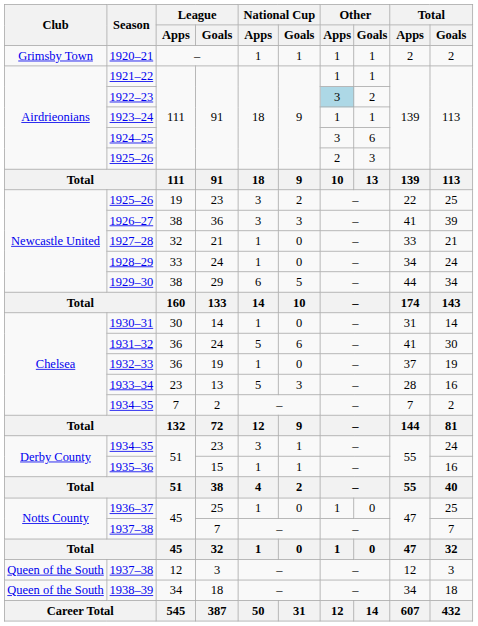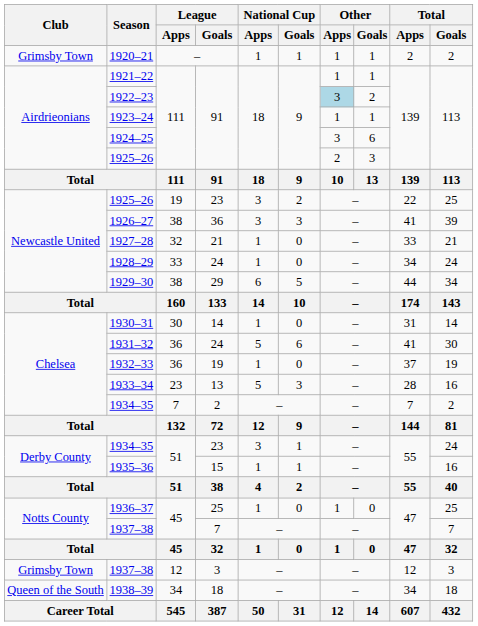(56, 569) Queen of the South -> (56, 569) Grimsby Town
